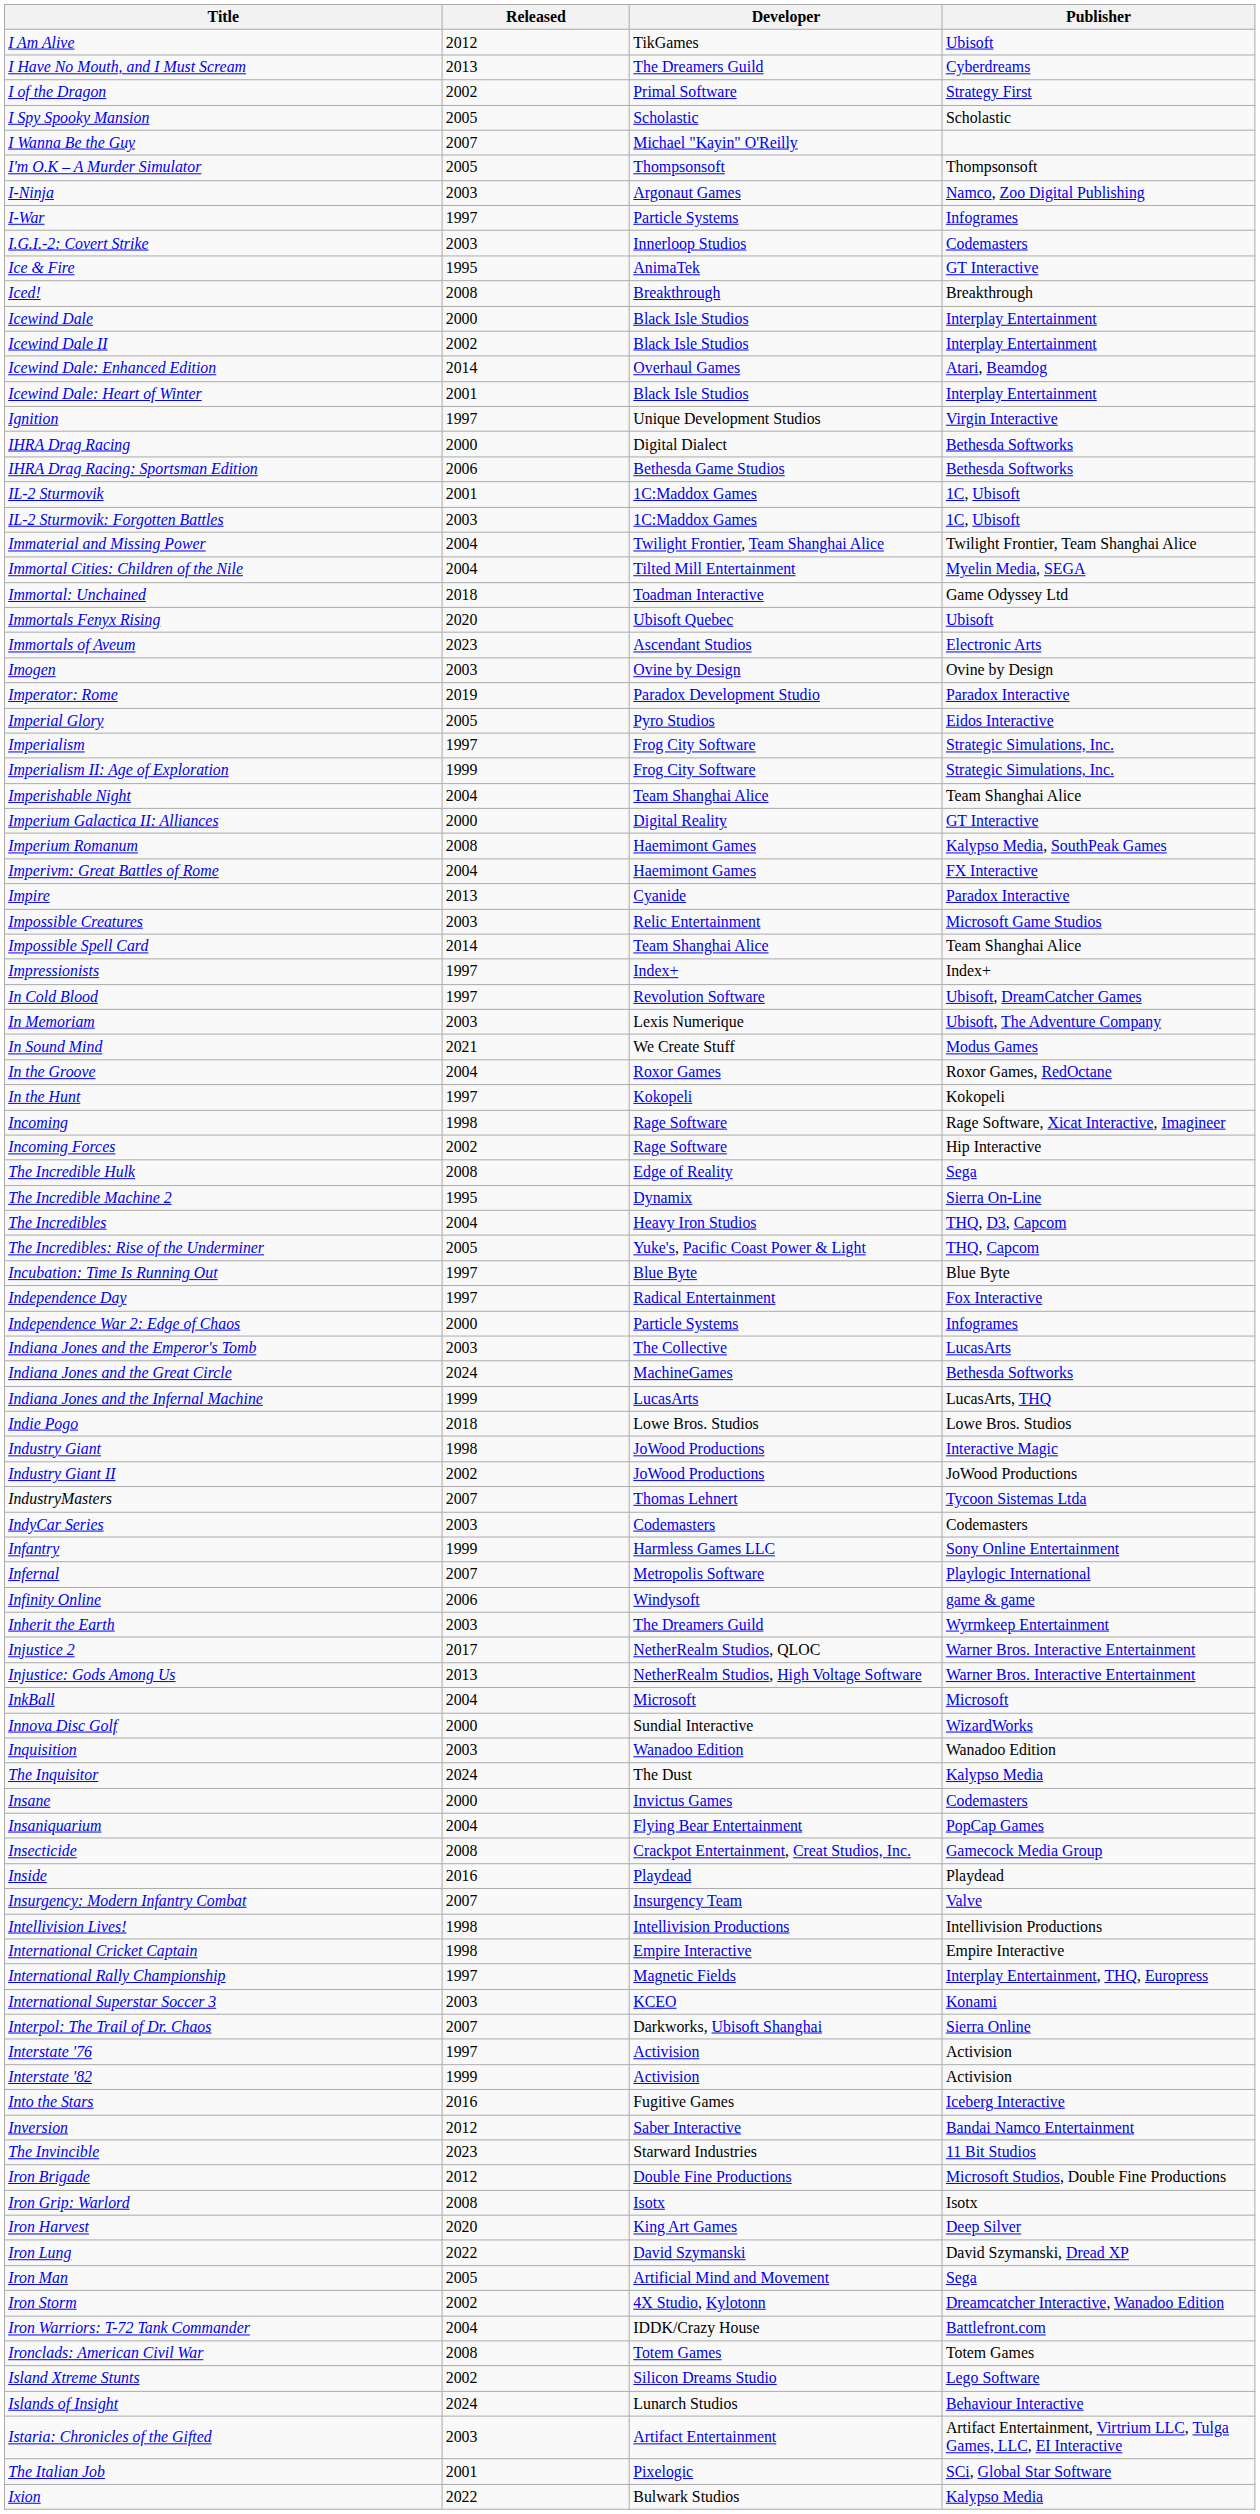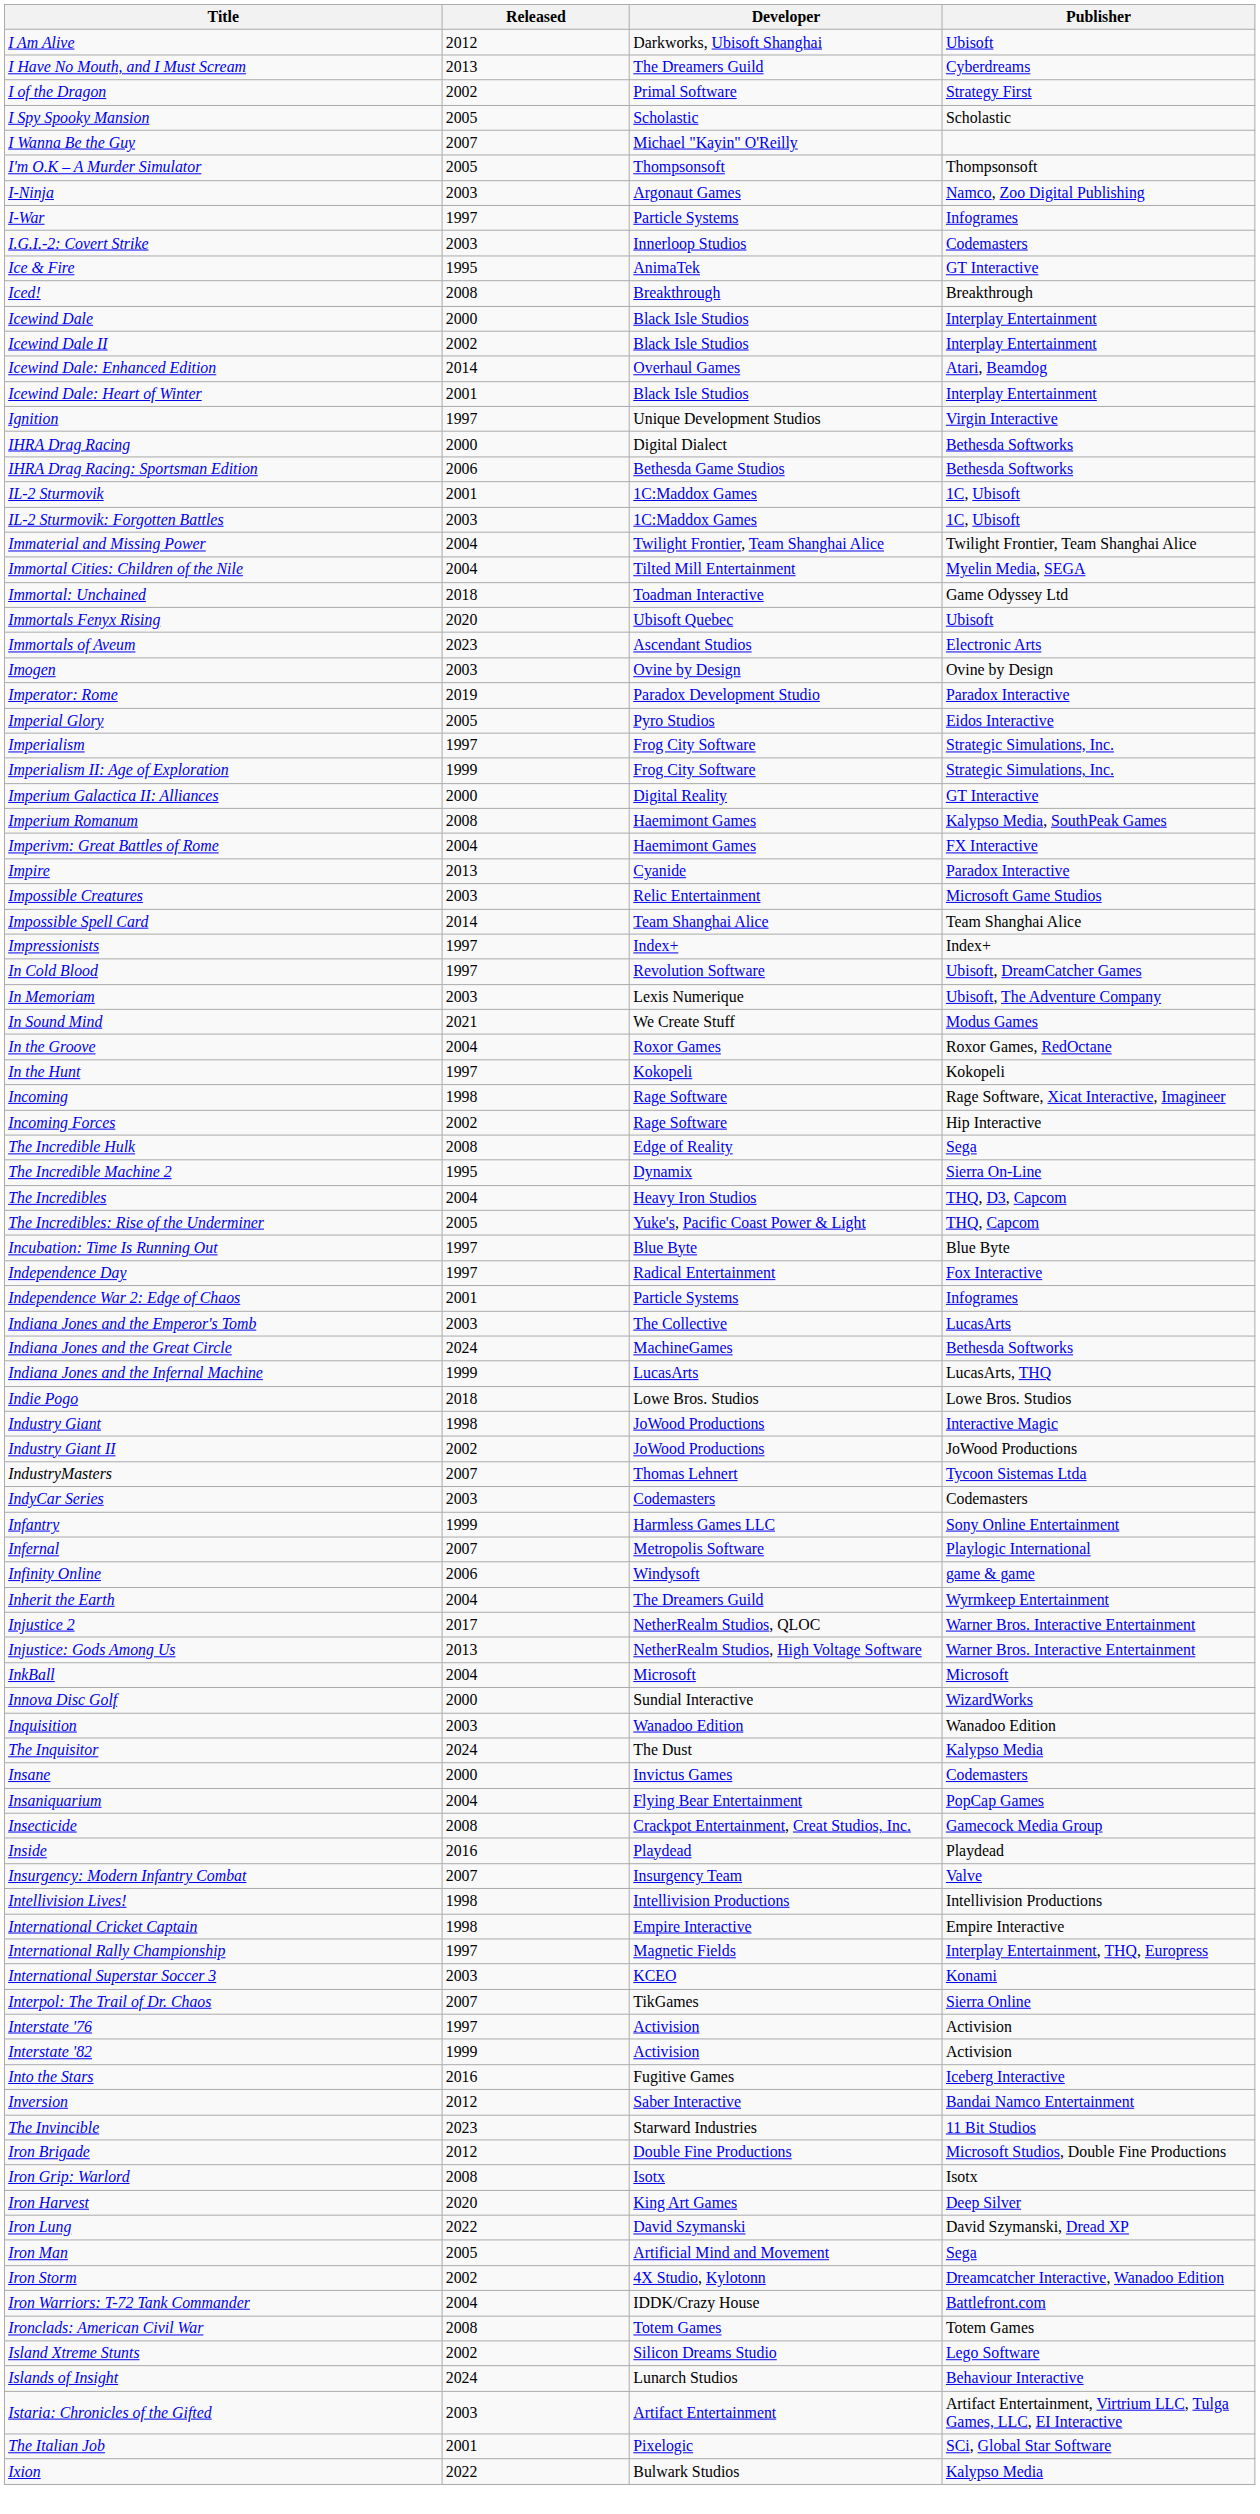(666, 42) TikGames -> (728, 42) Darkworks, Ubisoft Shanghai
- row: (70, 795)
(462, 1323) 2000 -> (462, 1298) 2001
(462, 1624) 2003 -> (462, 1599) 2004
(728, 2026) Darkworks, Ubisoft Shanghai -> (666, 2001) TikGames
